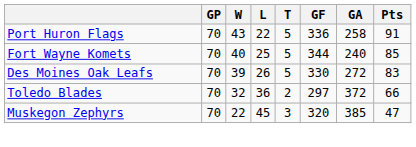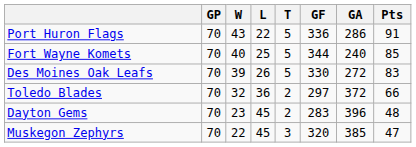(355, 34) 258 -> (355, 34) 286
+ row: (47, 113)
